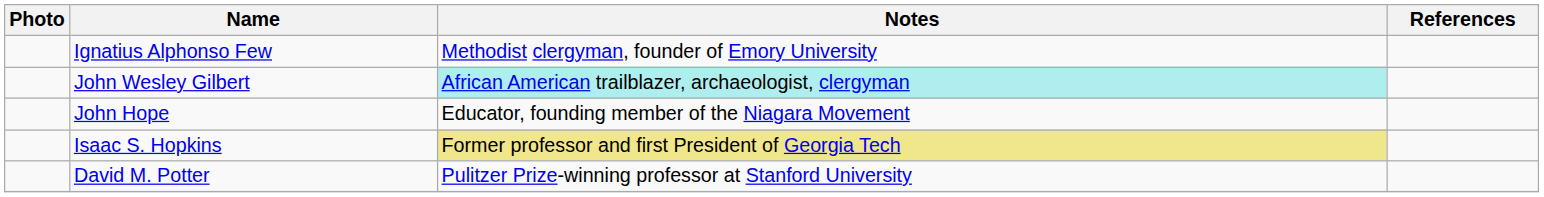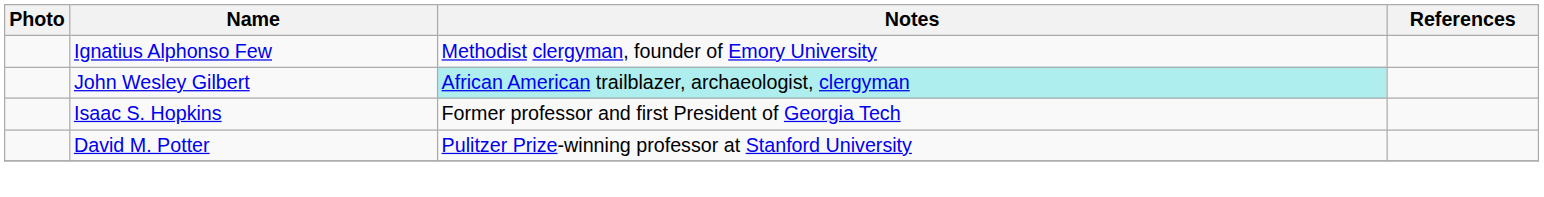- row: (122, 113)
(671, 144) khaki background -> (671, 113) no background
